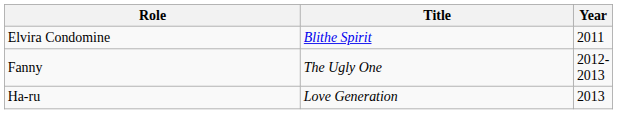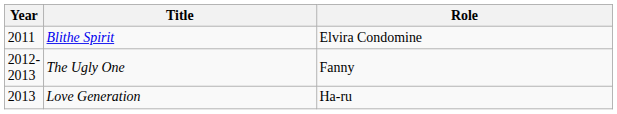columns swapped: (593, 15) <-> (153, 15)
